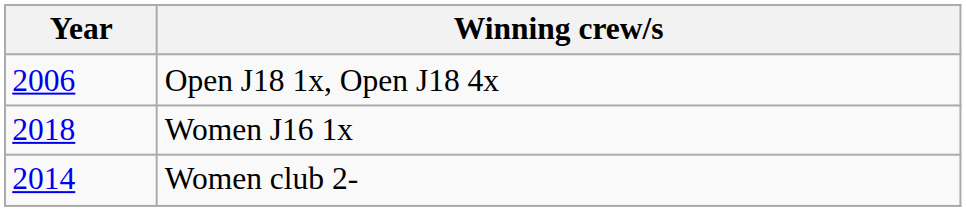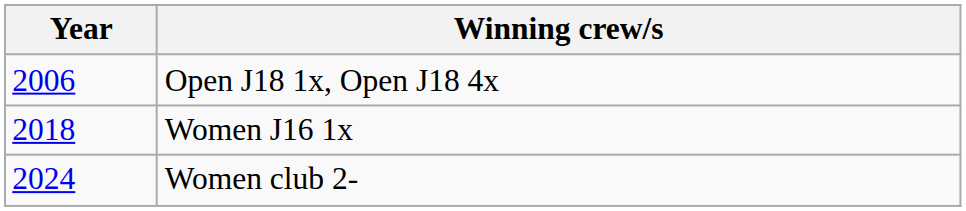(44, 179) 2014 -> (44, 179) 2024
